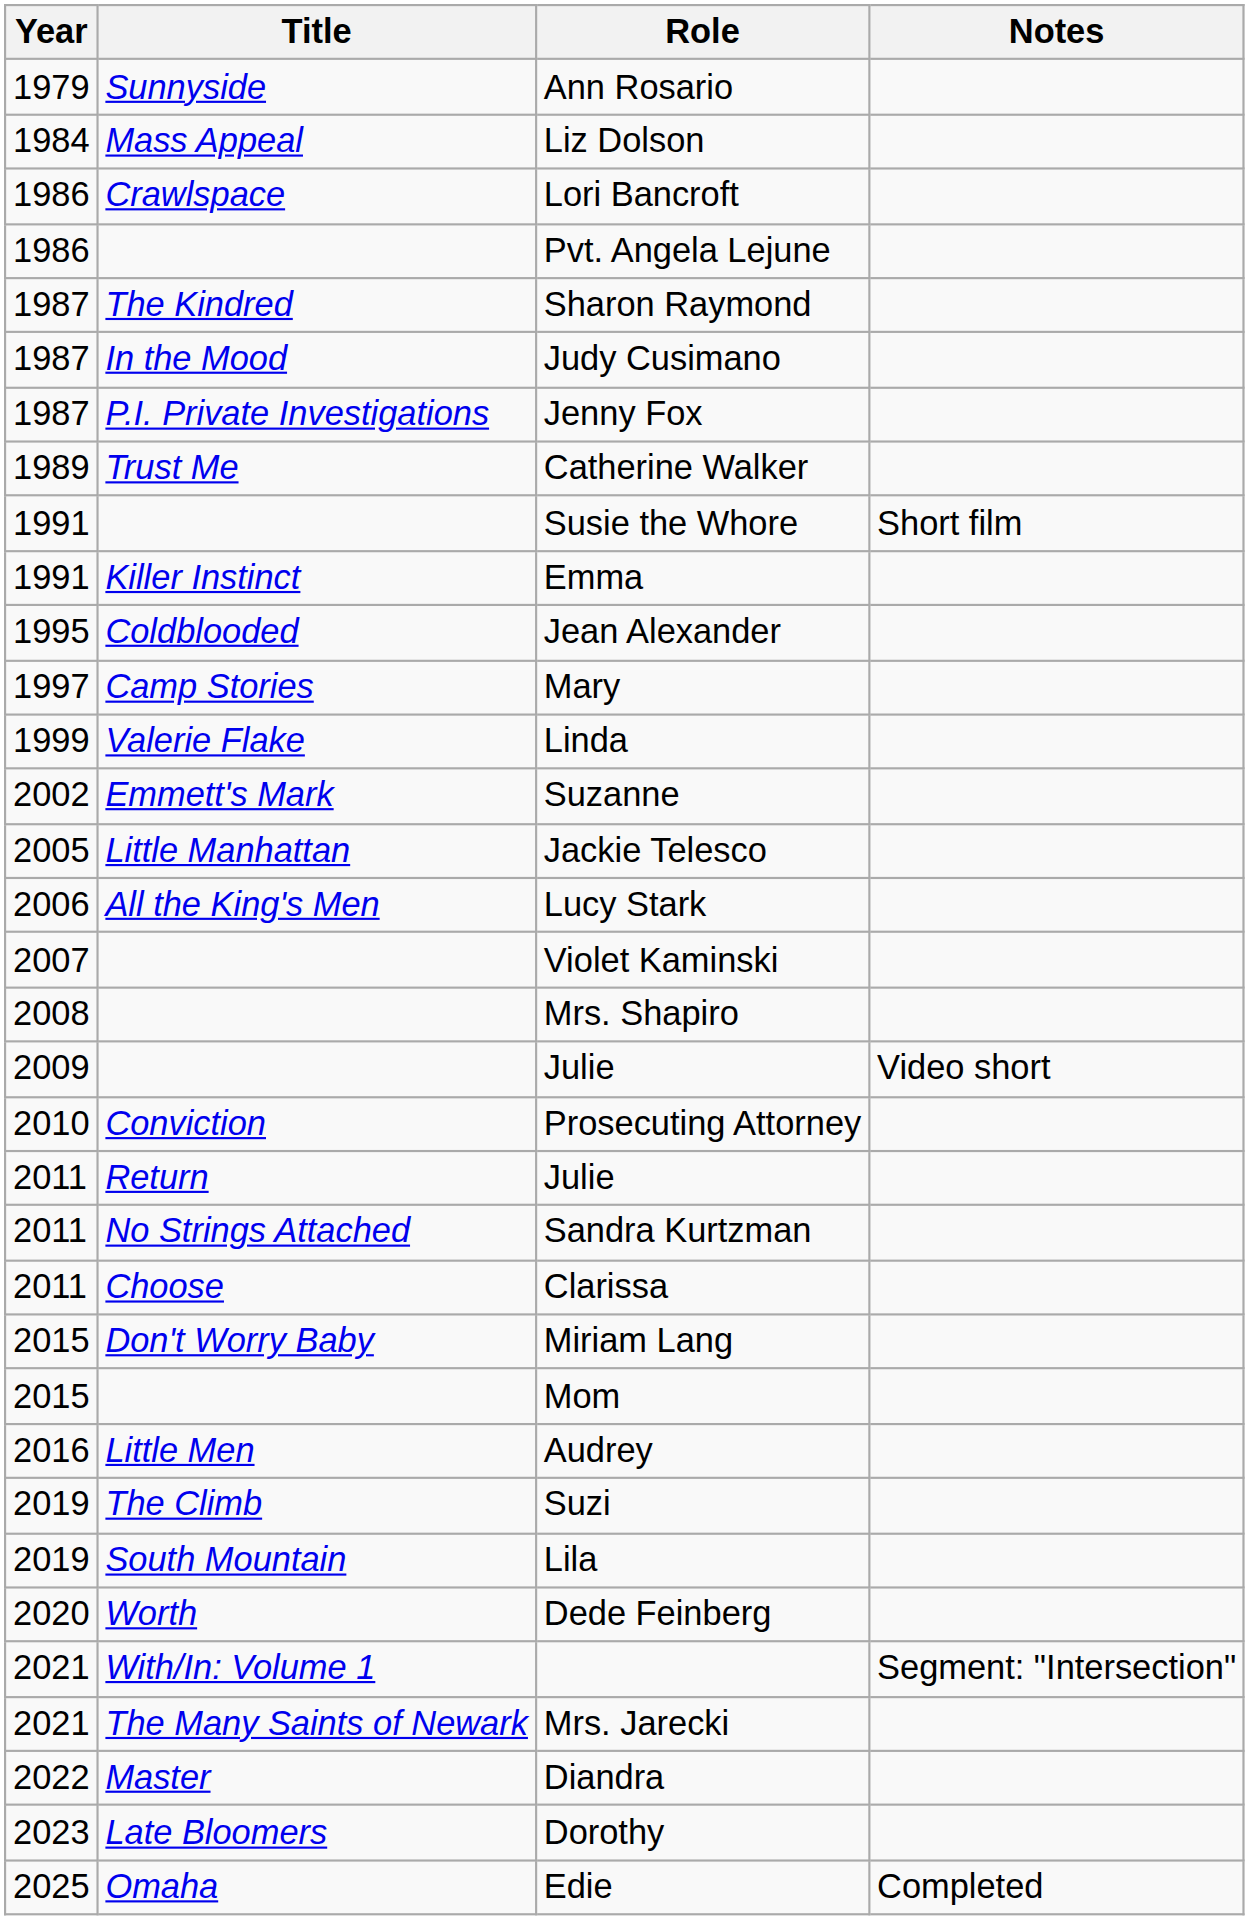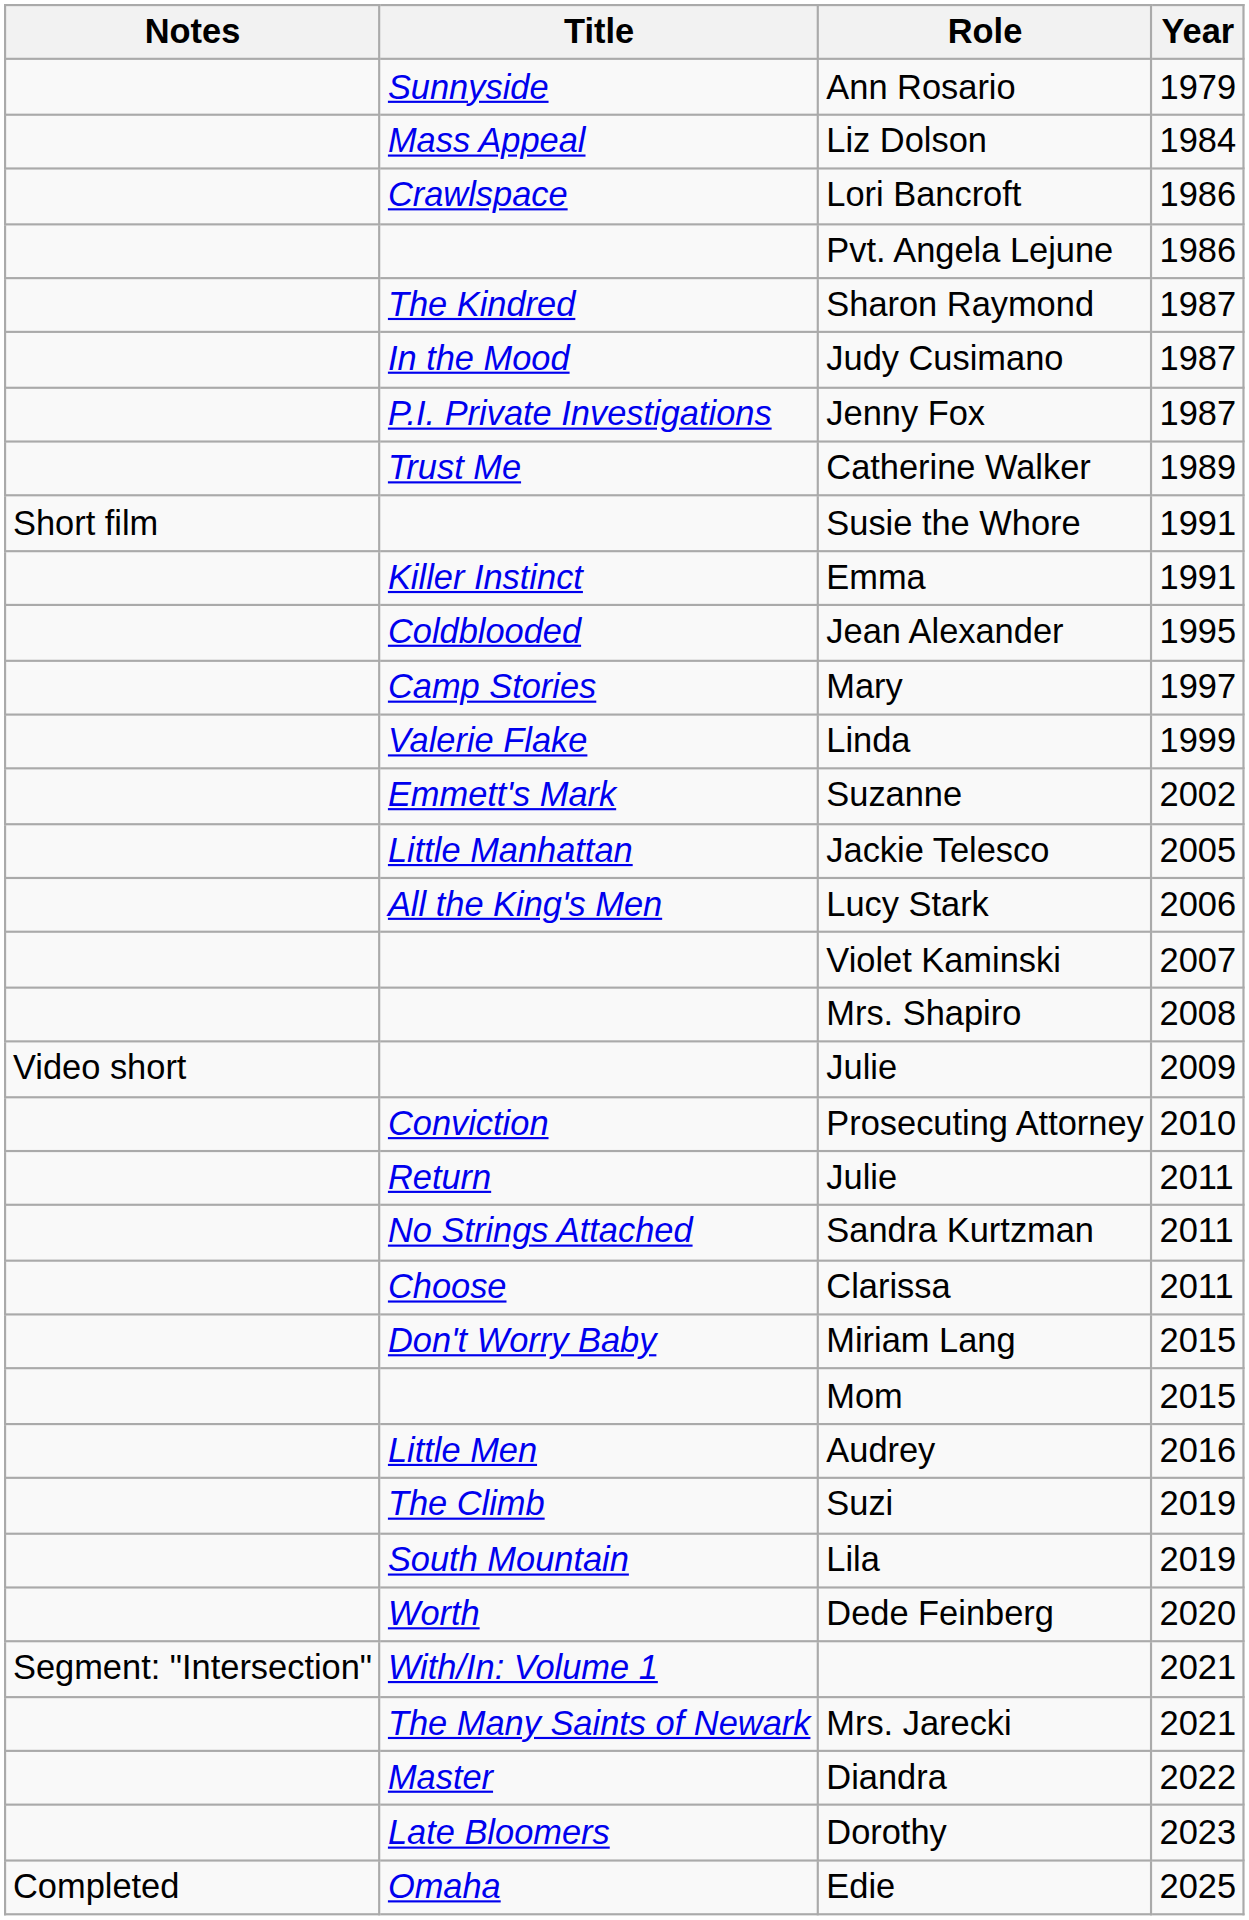columns swapped: (51, 31) <-> (1057, 31)
